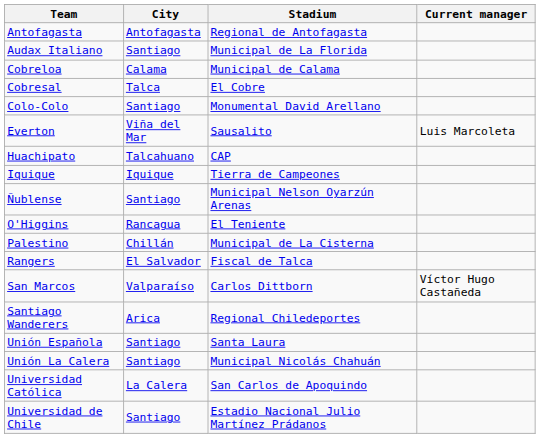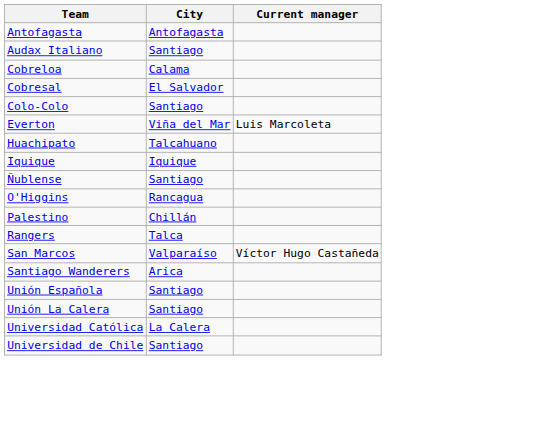- column: (312, 14)
(143, 87) Talca -> (186, 87) El Salvador
(163, 261) El Salvador -> (166, 235) Talca
